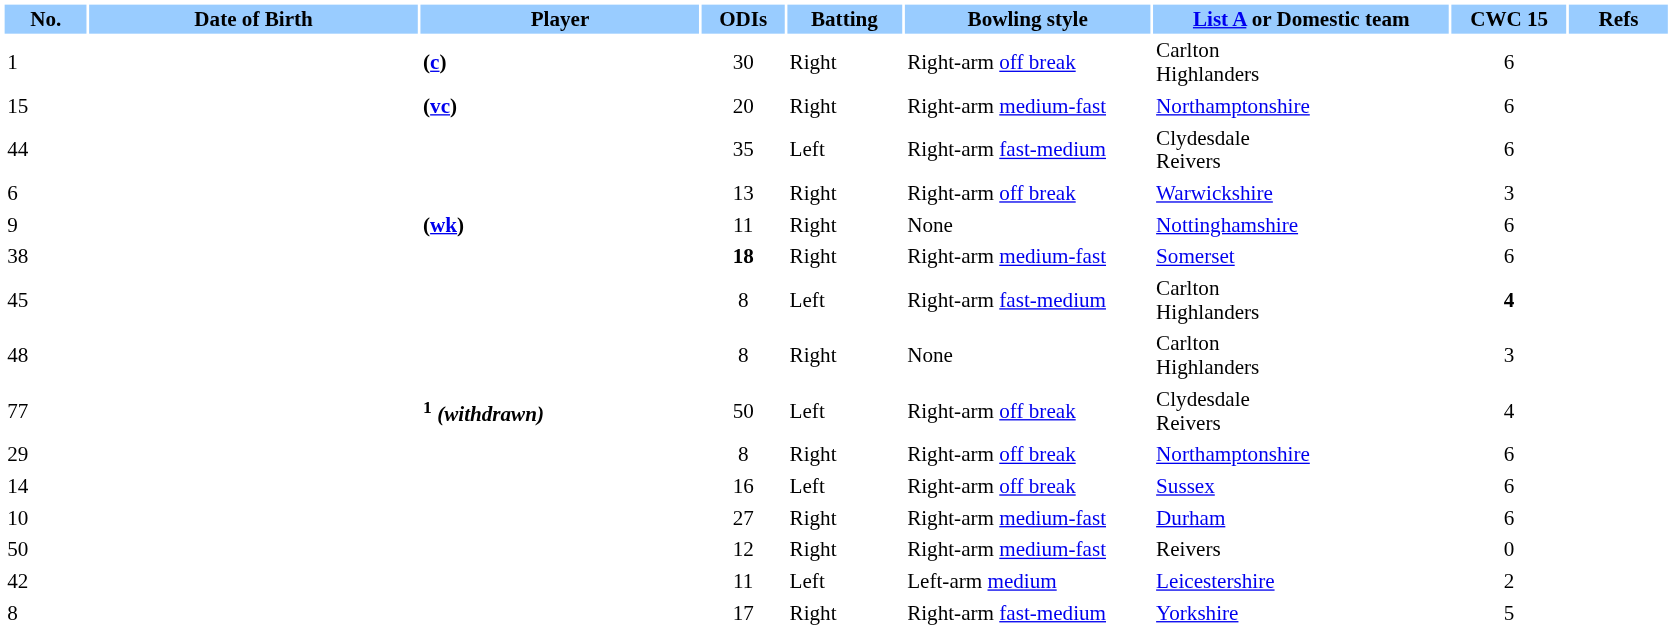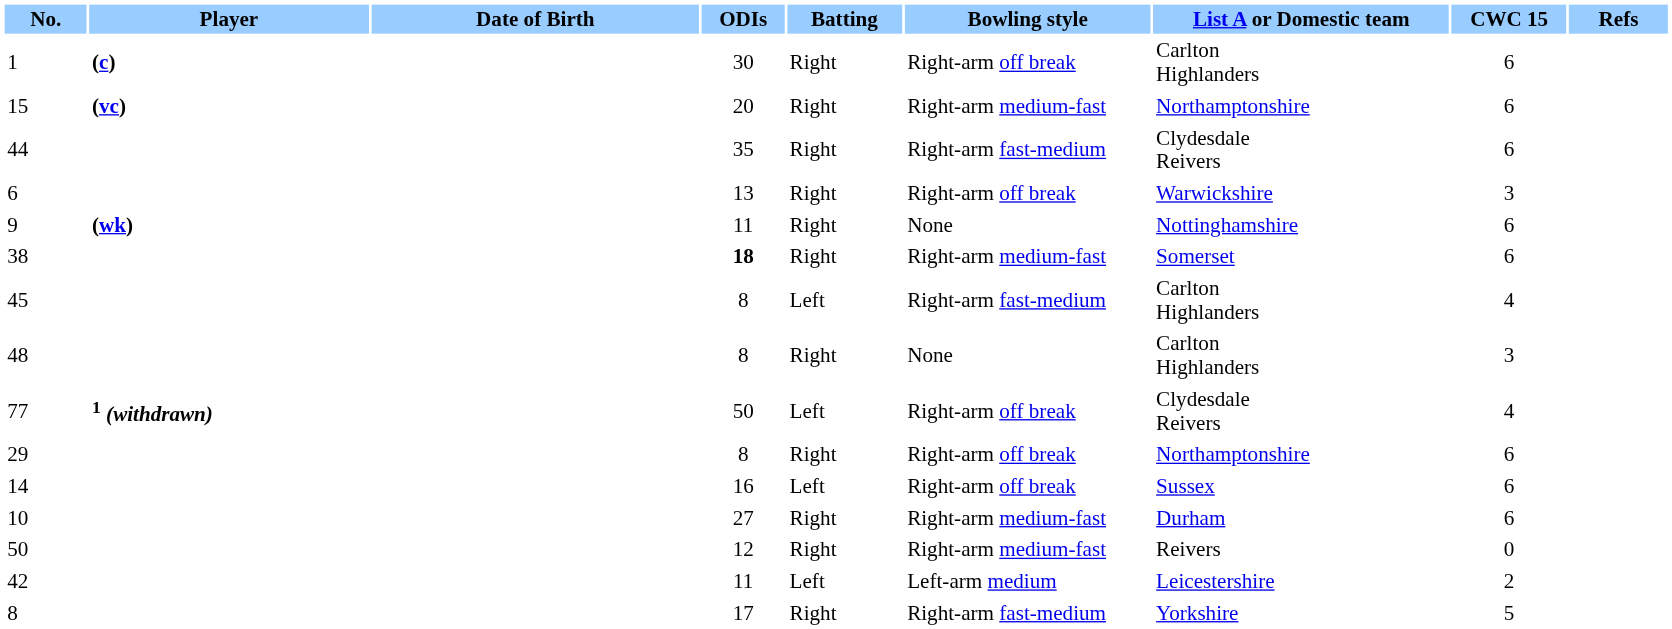columns swapped: (560, 19) <-> (254, 19)
(807, 149) Left -> (813, 149) Right
(1509, 300) bold -> (1509, 300) normal
